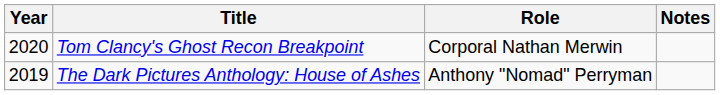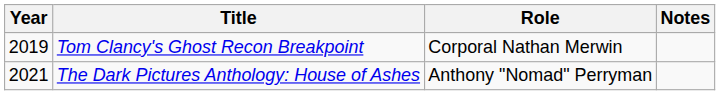(29, 47) 2020 -> (29, 47) 2019
(29, 75) 2019 -> (29, 75) 2021
